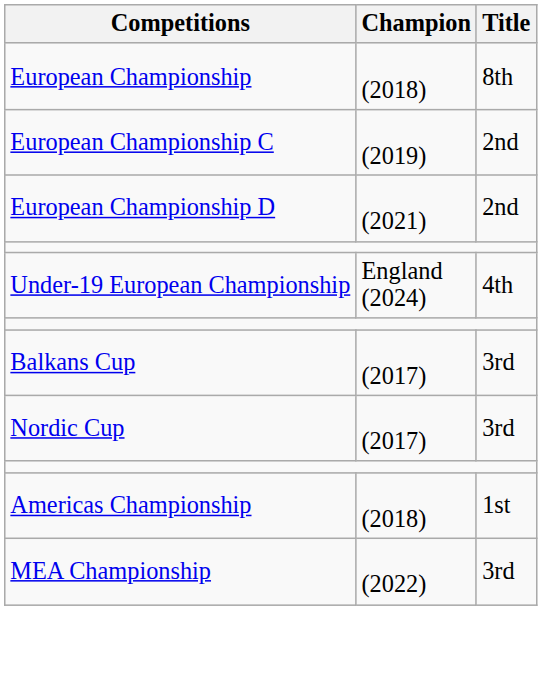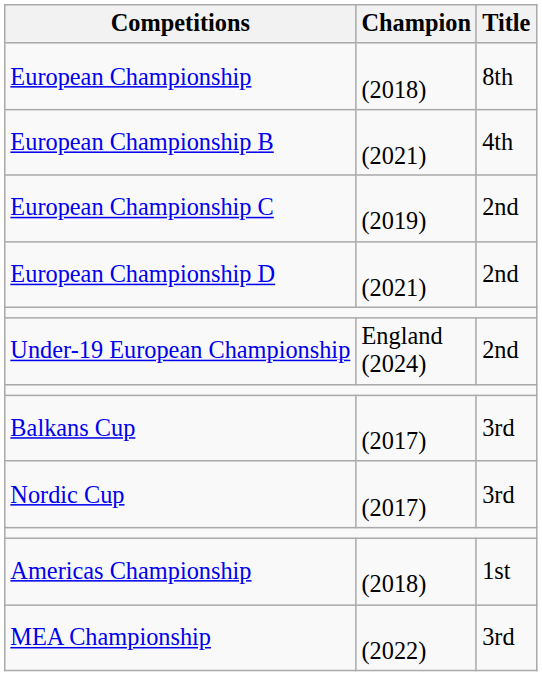+ row: (142, 141)
(498, 285) 4th -> (500, 350) 2nd
